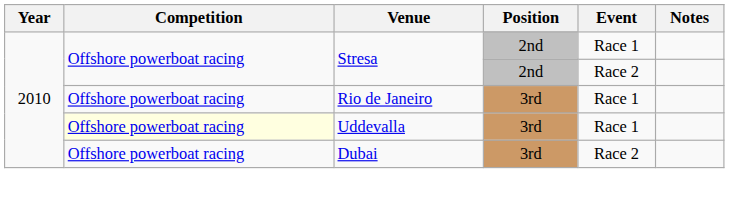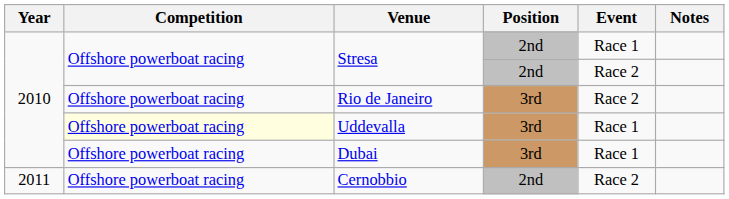(617, 99) Race 1 -> (617, 99) Race 2
(617, 153) Race 2 -> (617, 153) Race 1
+ row: (34, 180)
